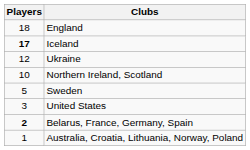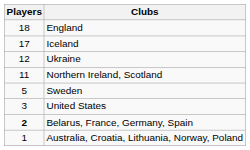(24, 43) bold -> (24, 43) normal
(24, 75) 10 -> (24, 75) 11
